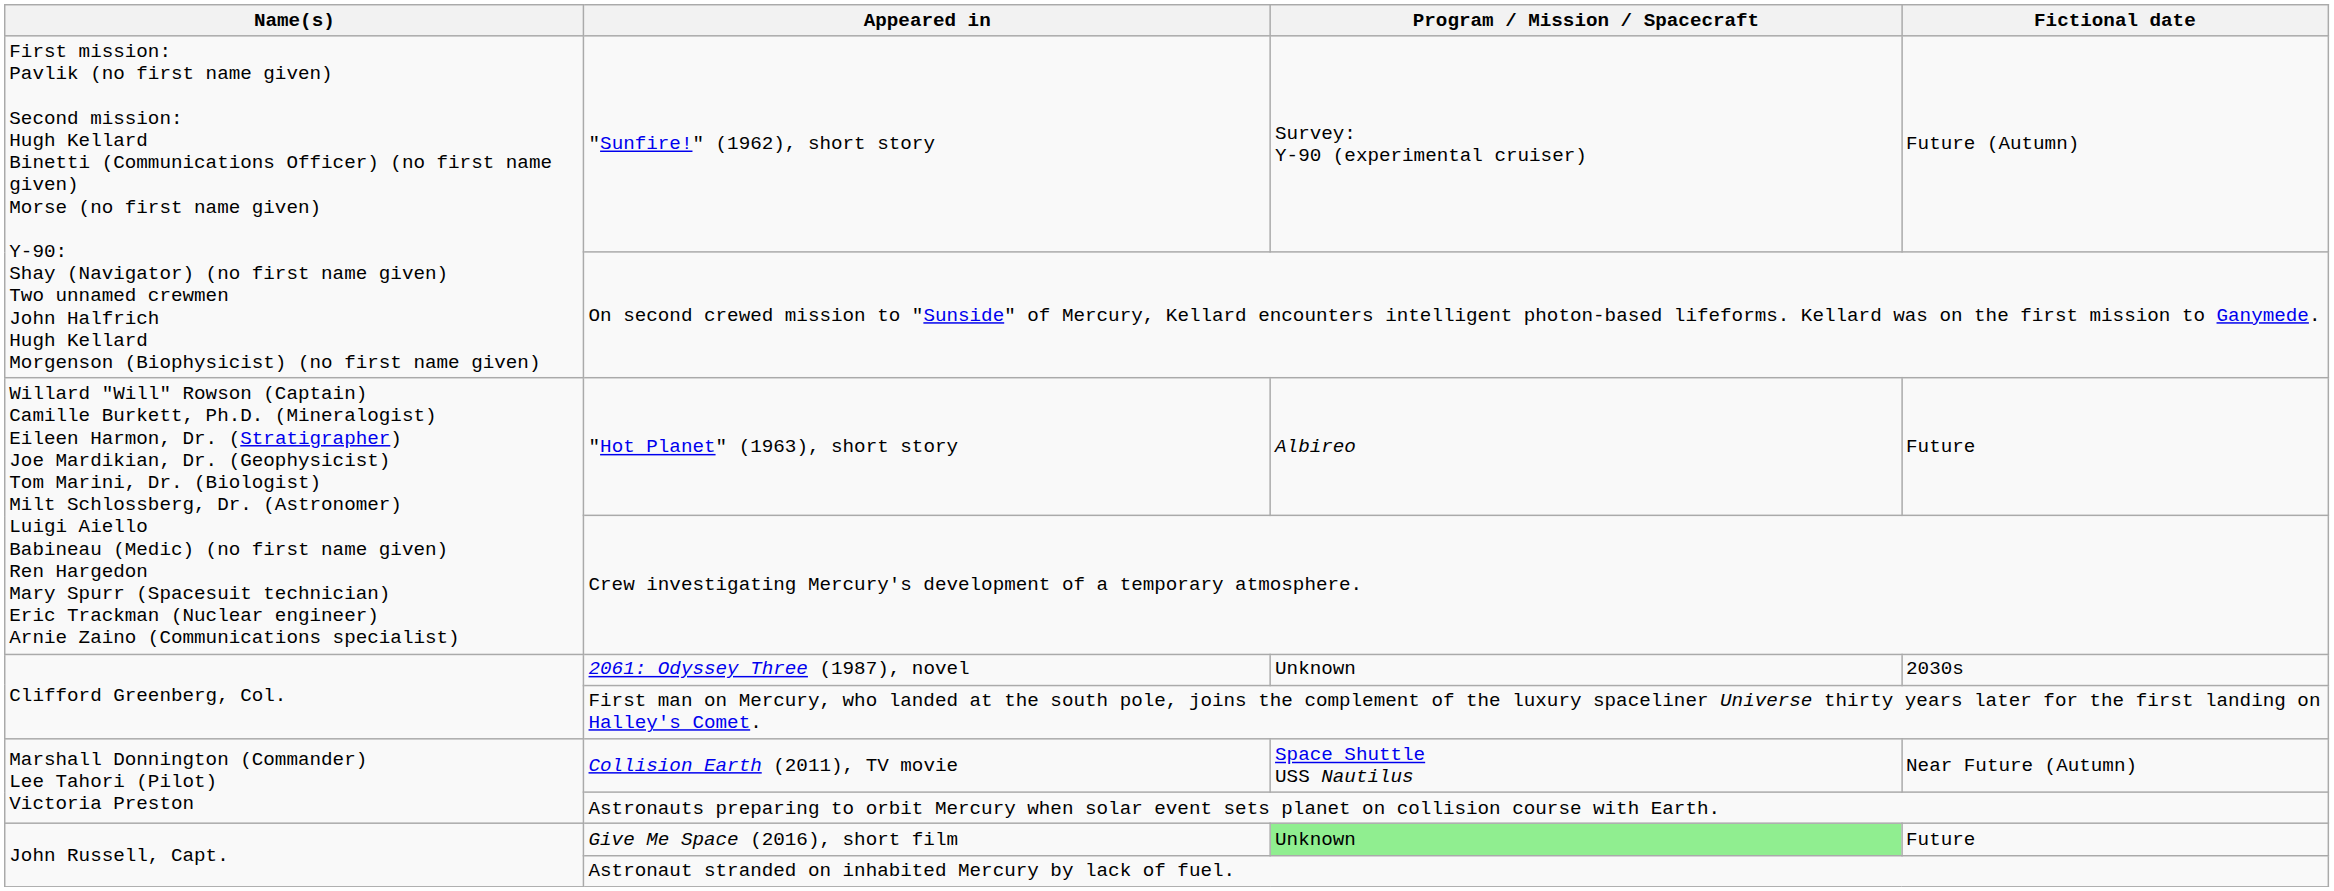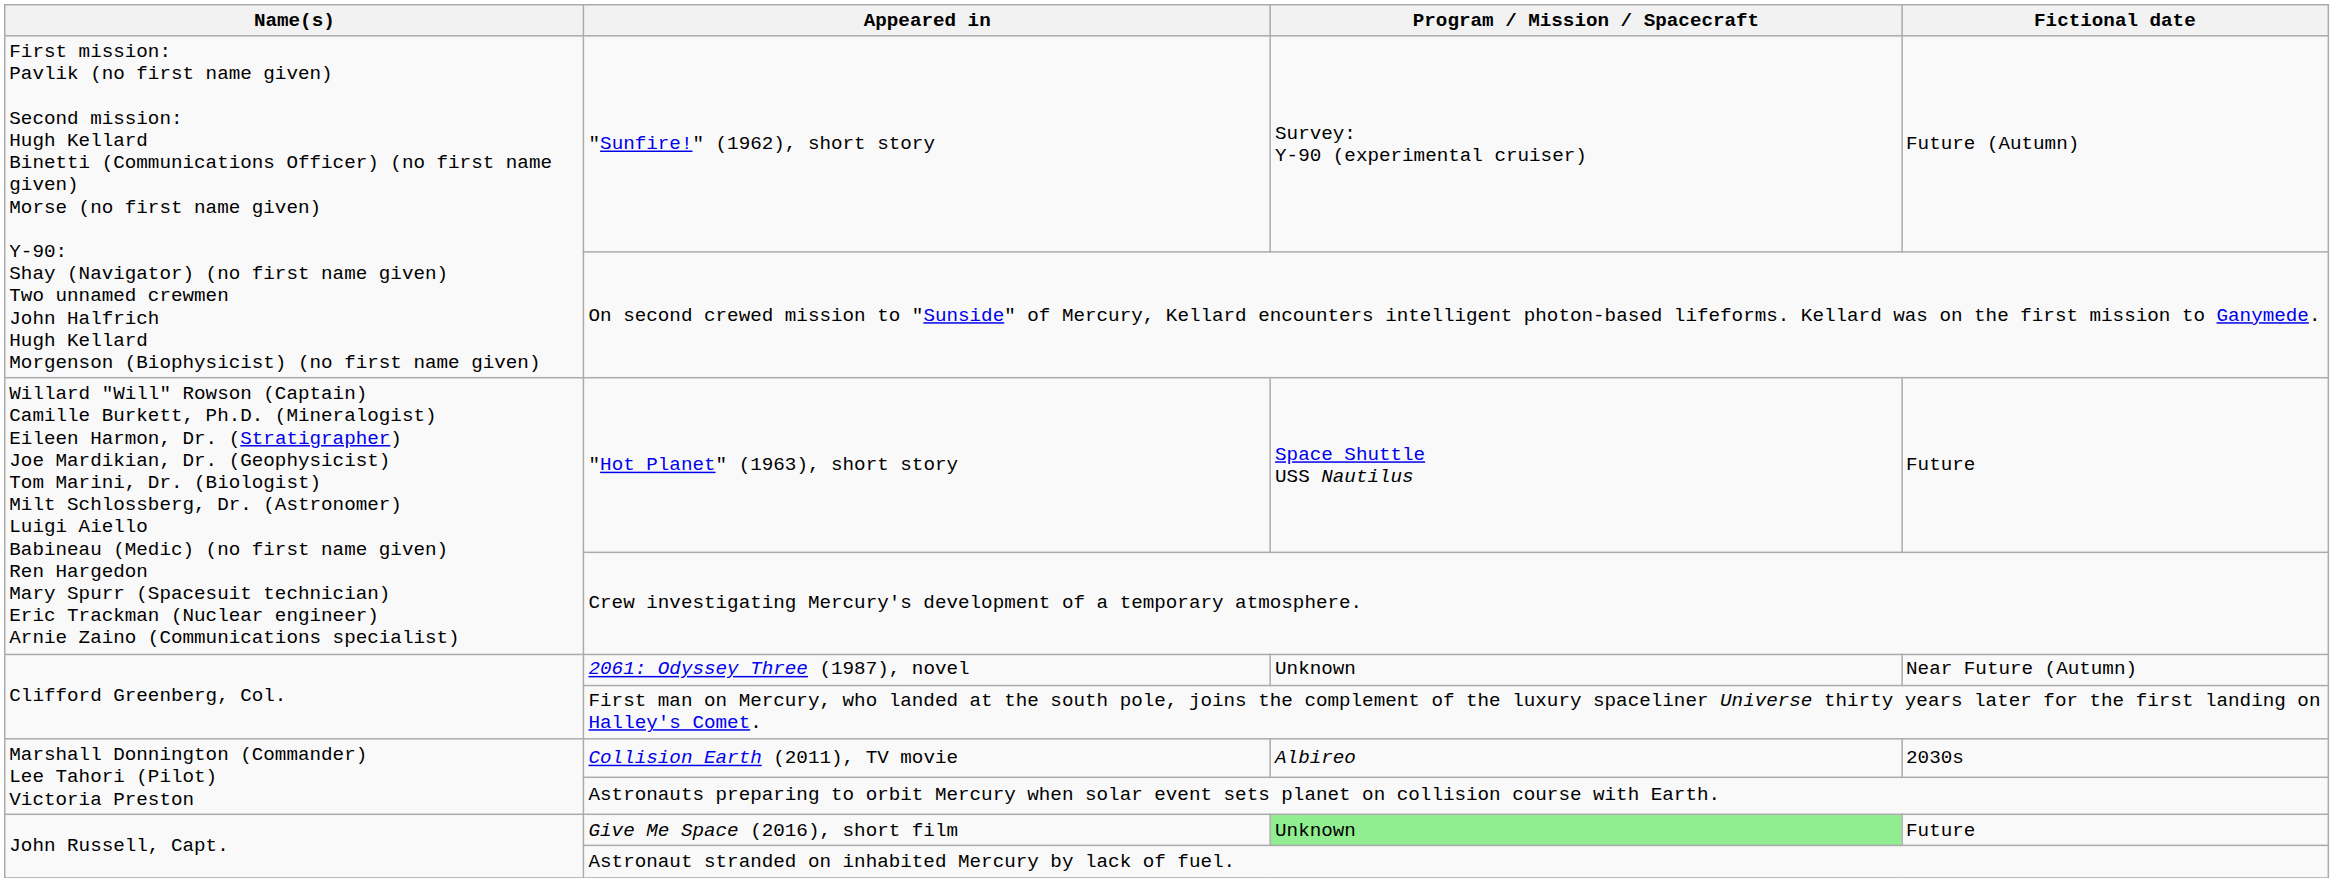(1315, 447) Albireo -> (1350, 465) Space Shuttle USS Nautilus
(1935, 669) 2030s -> (2022, 669) Near Future (Autumn)
(1350, 766) Space Shuttle USS Nautilus -> (1315, 758) Albireo
(2022, 766) Near Future (Autumn) -> (1935, 758) 2030s
